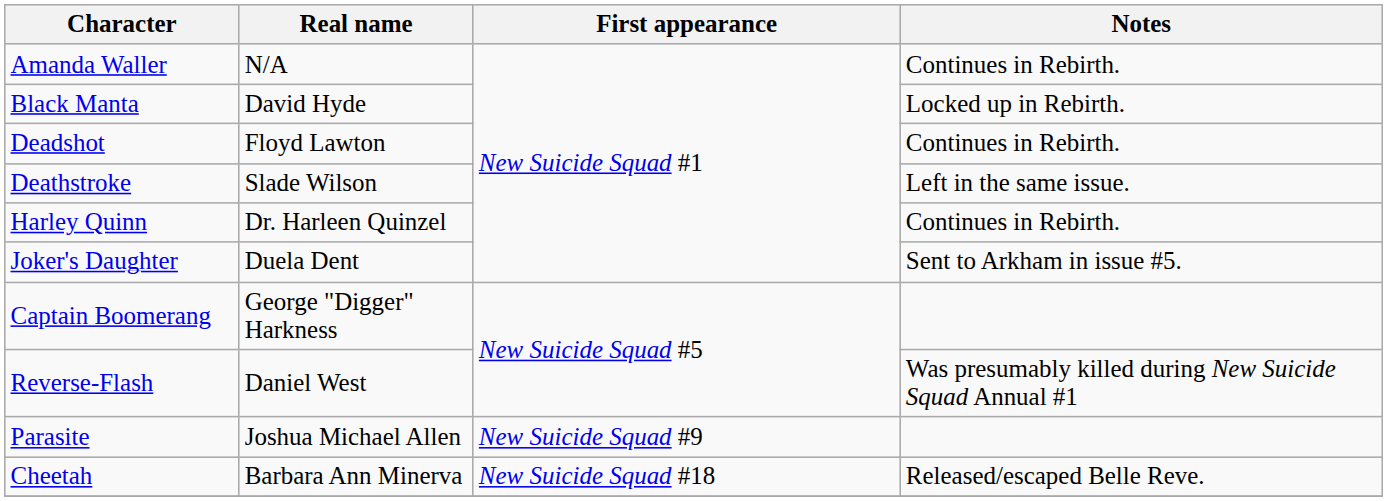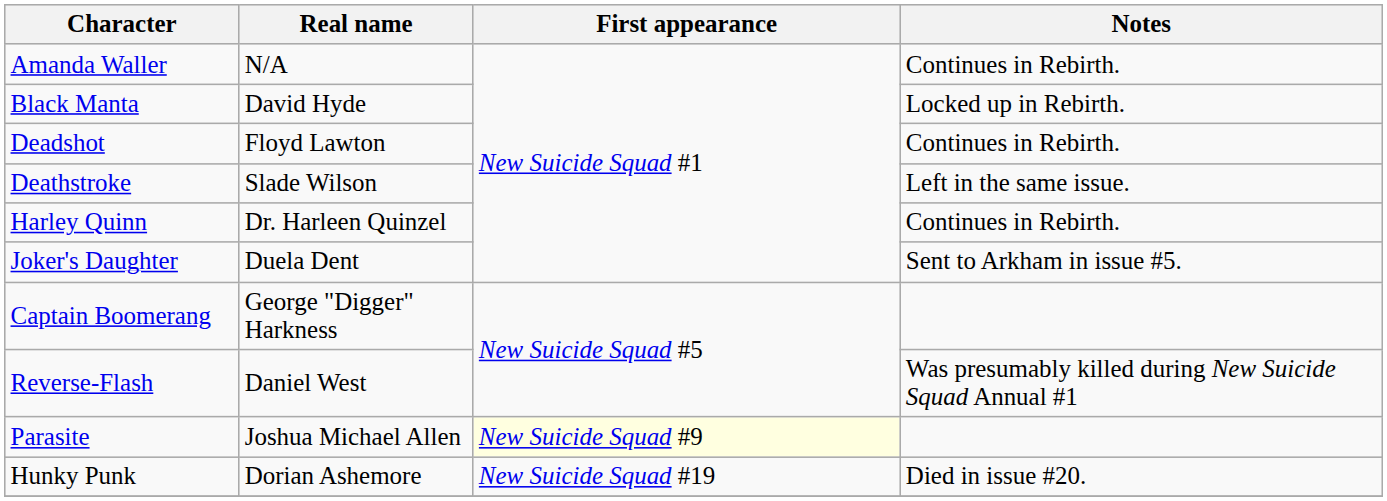(591, 436) no background -> (591, 436) lightyellow background
- row: (51, 476)
+ row: (73, 476)
